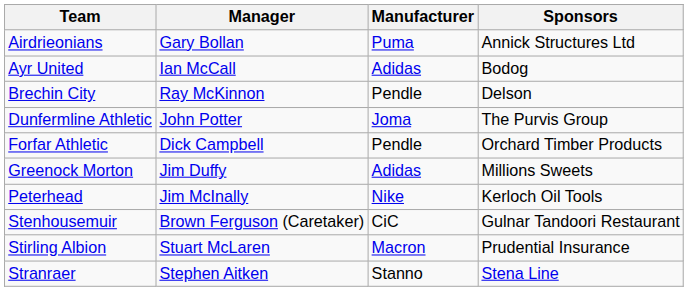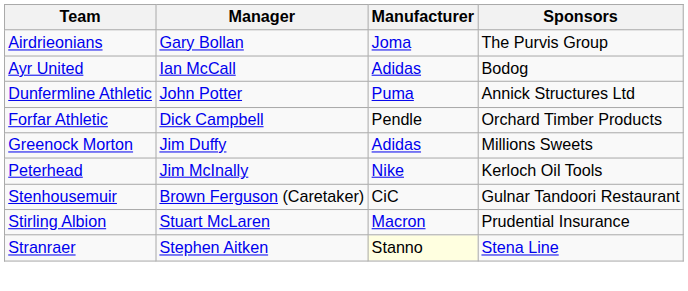(393, 42) Puma -> (391, 42) Joma
(558, 42) Annick Structures Ltd -> (545, 42) The Purvis Group
- row: (52, 94)
(391, 119) Joma -> (393, 94) Puma
(545, 119) The Purvis Group -> (558, 94) Annick Structures Ltd
(397, 273) no background -> (397, 247) lightyellow background
